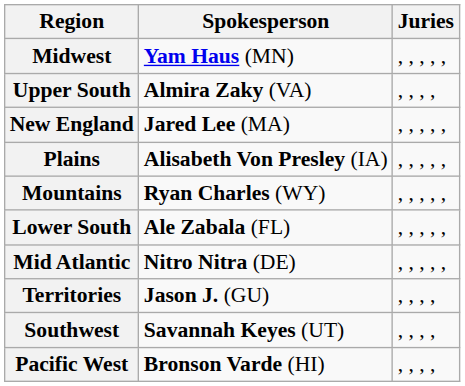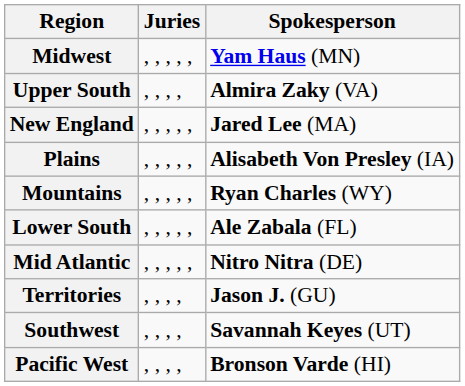columns swapped: (426, 21) <-> (266, 21)
